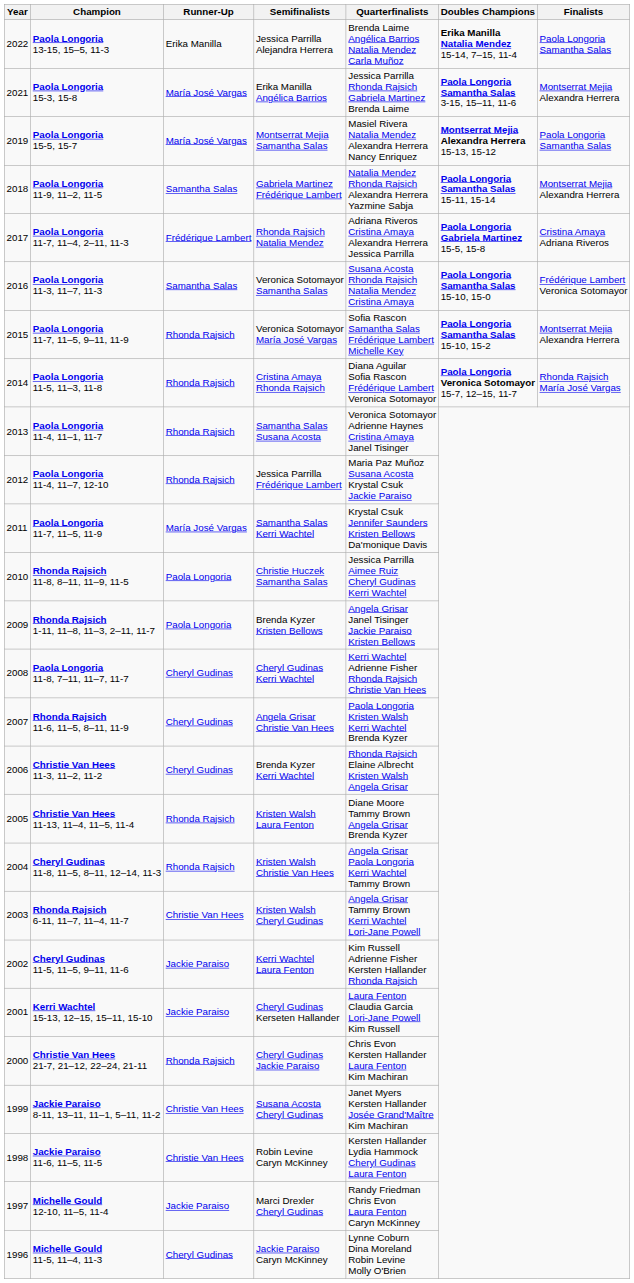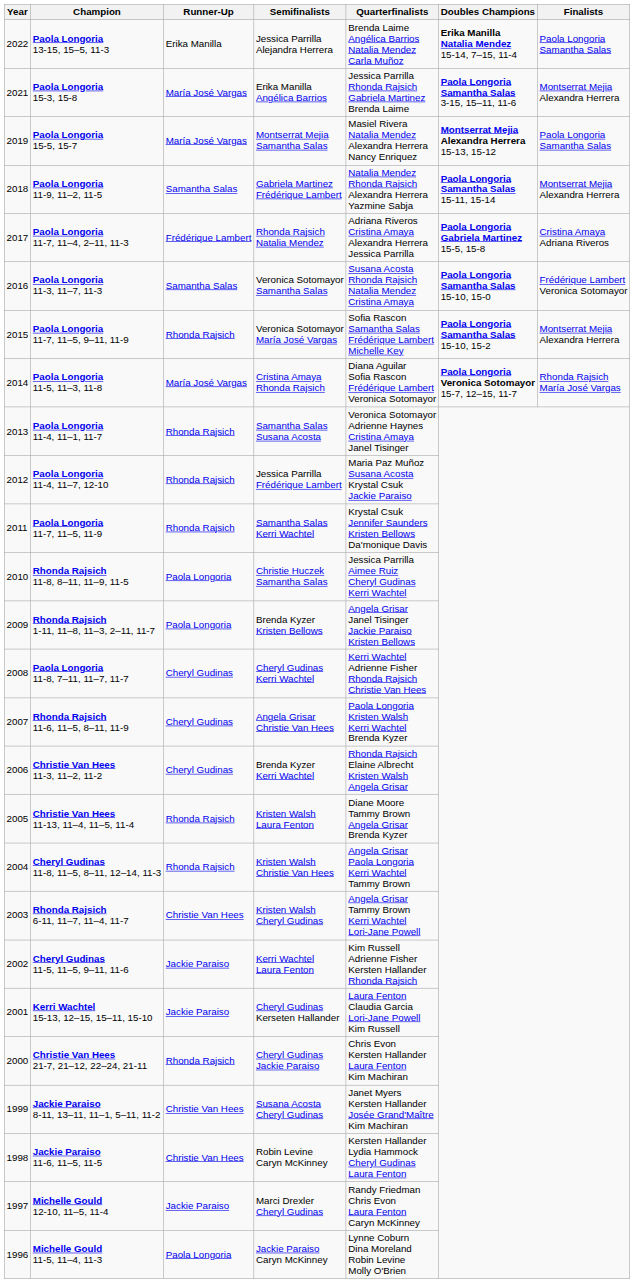(200, 383) Rhonda Rajsich -> (206, 383) María José Vargas
(206, 528) María José Vargas -> (200, 528) Rhonda Rajsich
(199, 1254) Cheryl Gudinas -> (199, 1254) Paola Longoria
